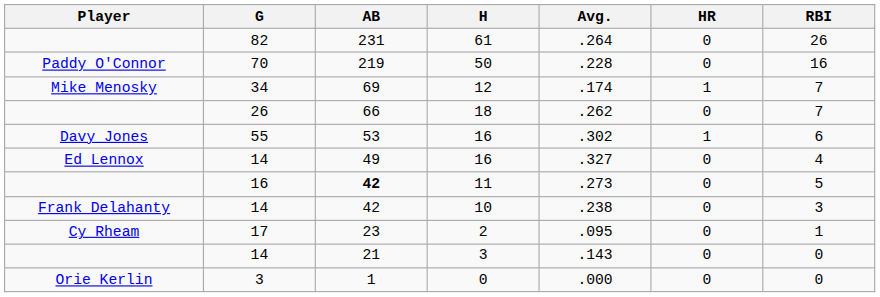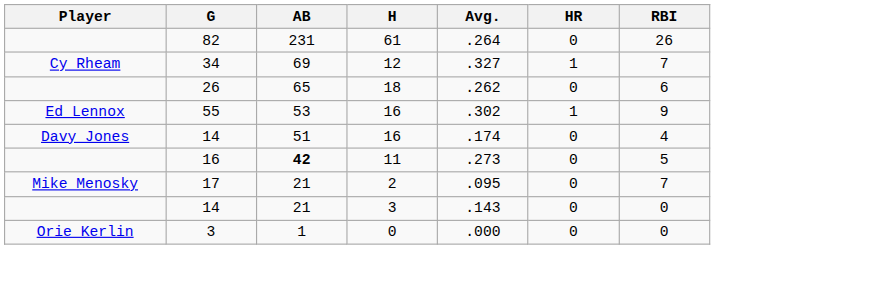- row: (259, 64)
(104, 88) Mike Menosky -> (85, 64) Cy Rheam
(595, 88) .174 -> (483, 64) .327
(371, 112) 66 -> (302, 88) 65
(819, 112) 7 -> (664, 88) 6
(104, 136) Davy Jones -> (85, 112) Ed Lennox
(819, 136) 6 -> (664, 112) 9
(104, 160) Ed Lennox -> (85, 136) Davy Jones
(371, 160) 49 -> (302, 136) 51
(595, 160) .327 -> (483, 136) .174
- row: (259, 208)
(104, 232) Cy Rheam -> (85, 184) Mike Menosky
(371, 232) 23 -> (302, 184) 21
(819, 232) 1 -> (664, 184) 7
